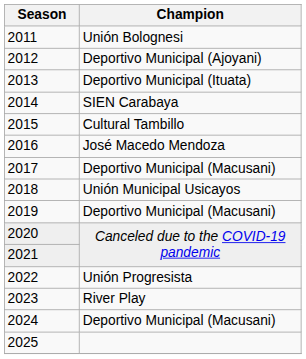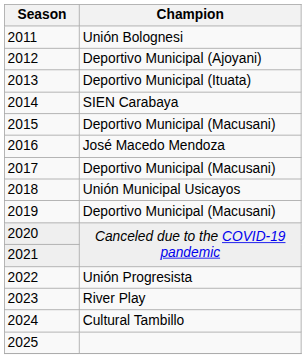(133, 124) Cultural Tambillo -> (179, 124) Deportivo Municipal (Macusani)
(179, 320) Deportivo Municipal (Macusani) -> (133, 320) Cultural Tambillo
